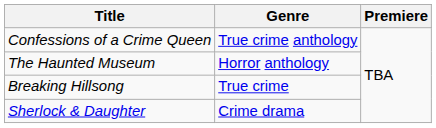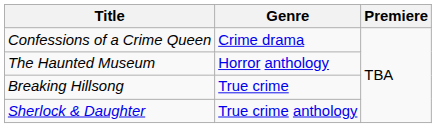(288, 39) True crime anthology -> (261, 39) Crime drama
(261, 110) Crime drama -> (288, 110) True crime anthology
